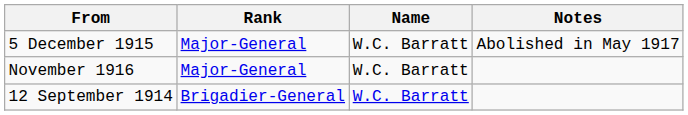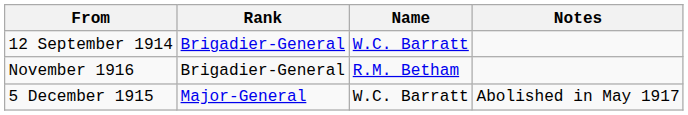rows swapped: (91, 97) <-> (81, 44)
(243, 70) Major-General -> (263, 70) Brigadier-General
(411, 70) W.C. Barratt -> (406, 70) R.M. Betham
